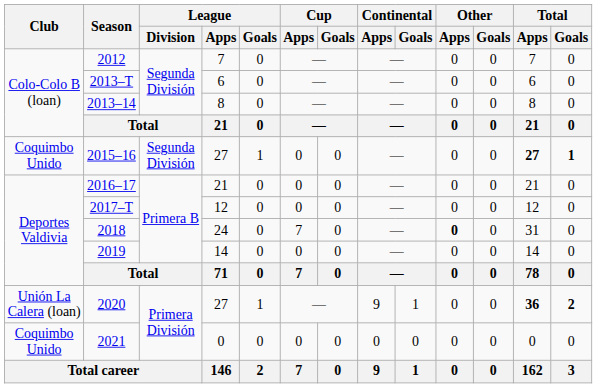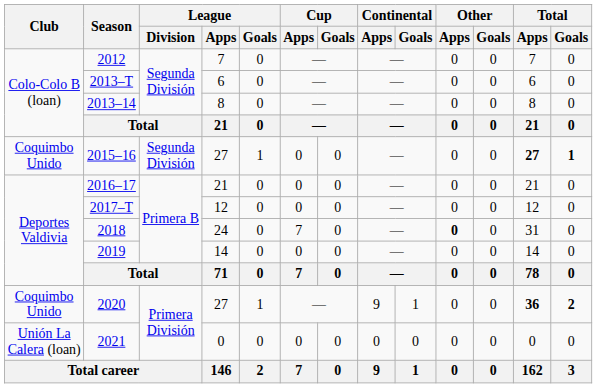(44, 303) Unión La Calera (loan) -> (44, 303) Coquimbo Unido
(44, 341) Coquimbo Unido -> (44, 341) Unión La Calera (loan)
